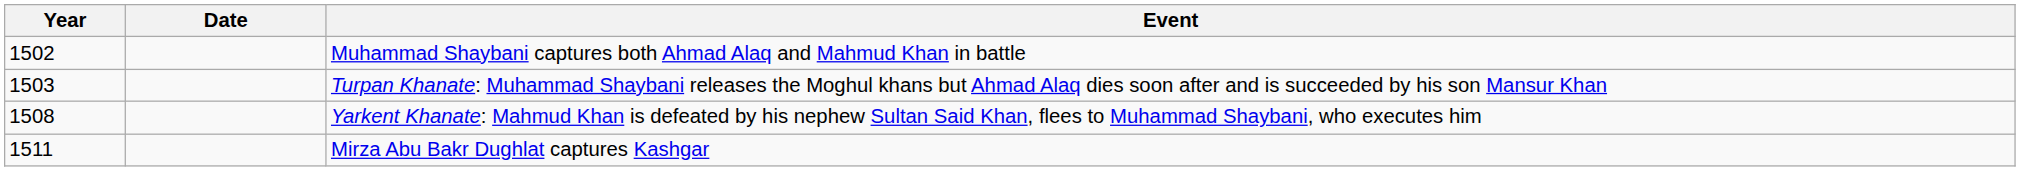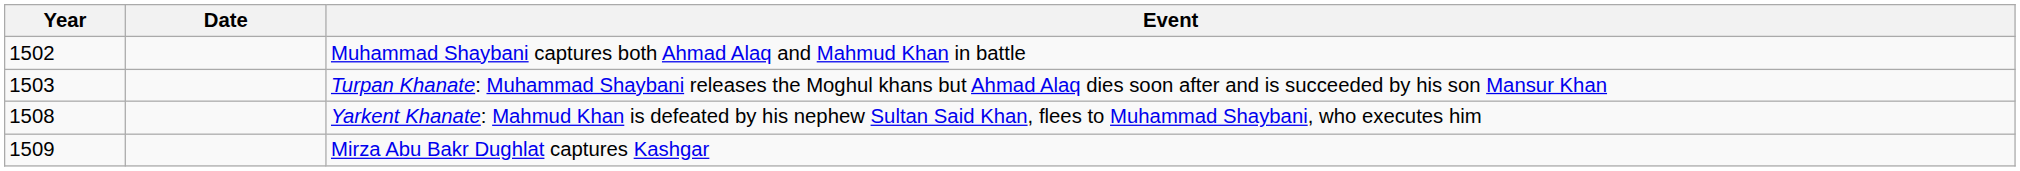(31, 149) 1511 -> (32, 149) 1509
